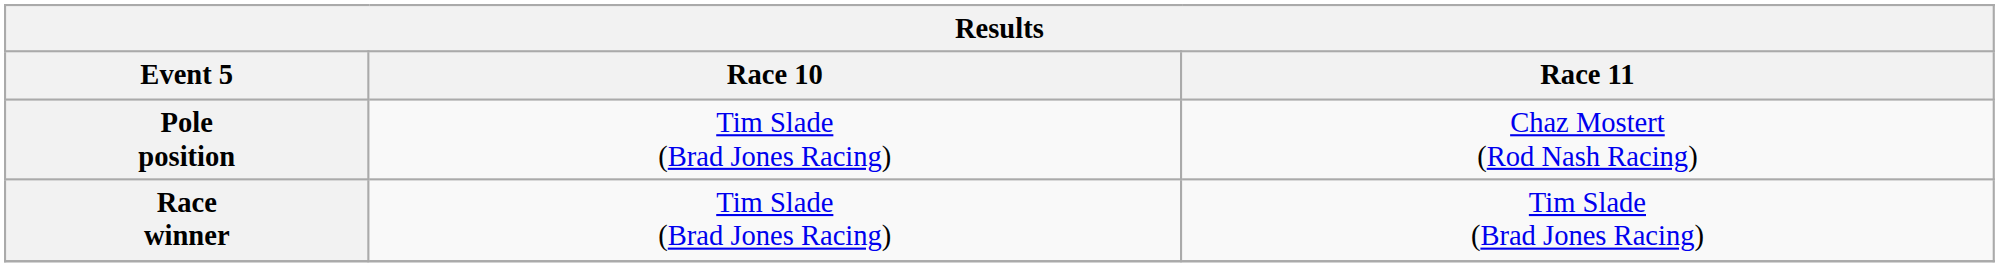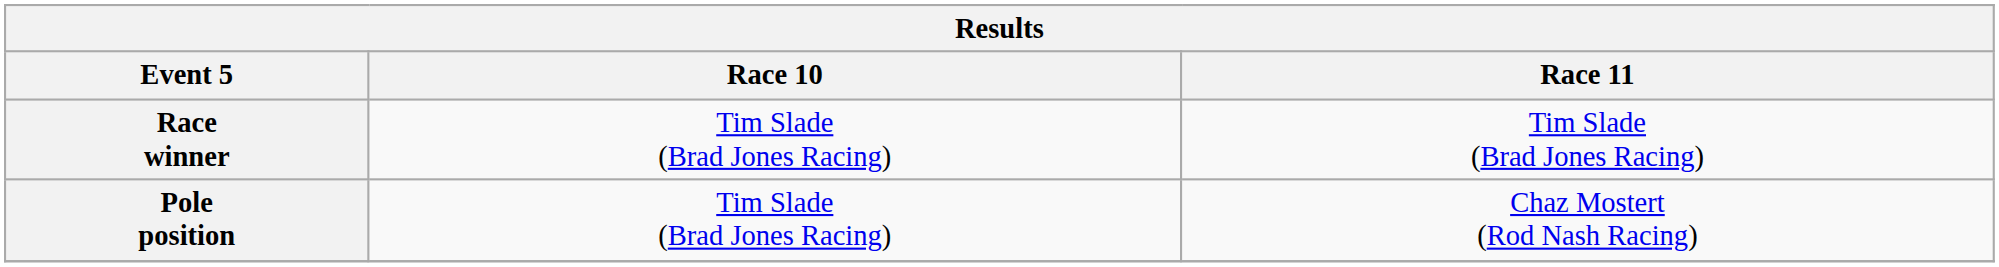rows swapped: (187, 138) <-> (187, 219)
